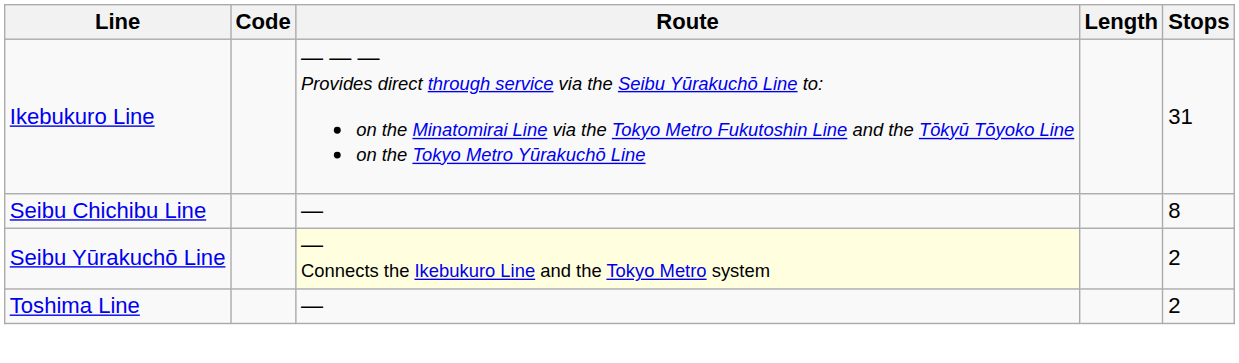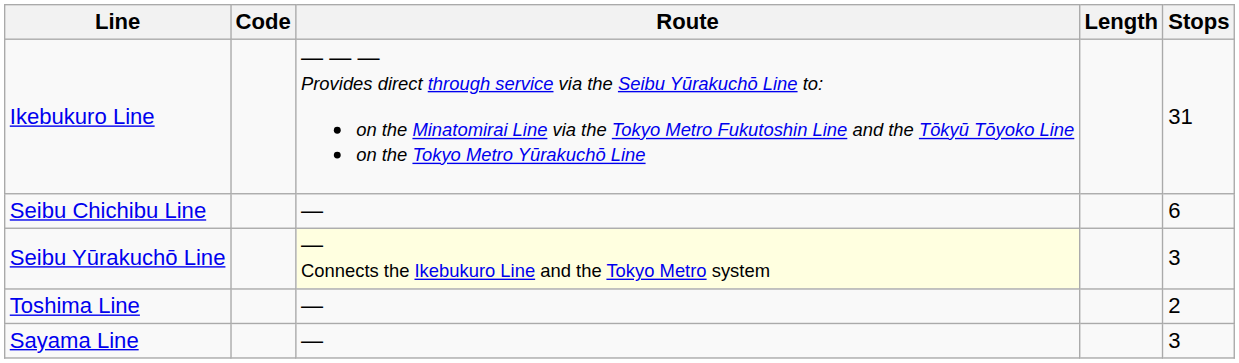(1174, 210) 8 -> (1174, 210) 6
(1174, 258) 2 -> (1174, 258) 3
+ row: (74, 340)
